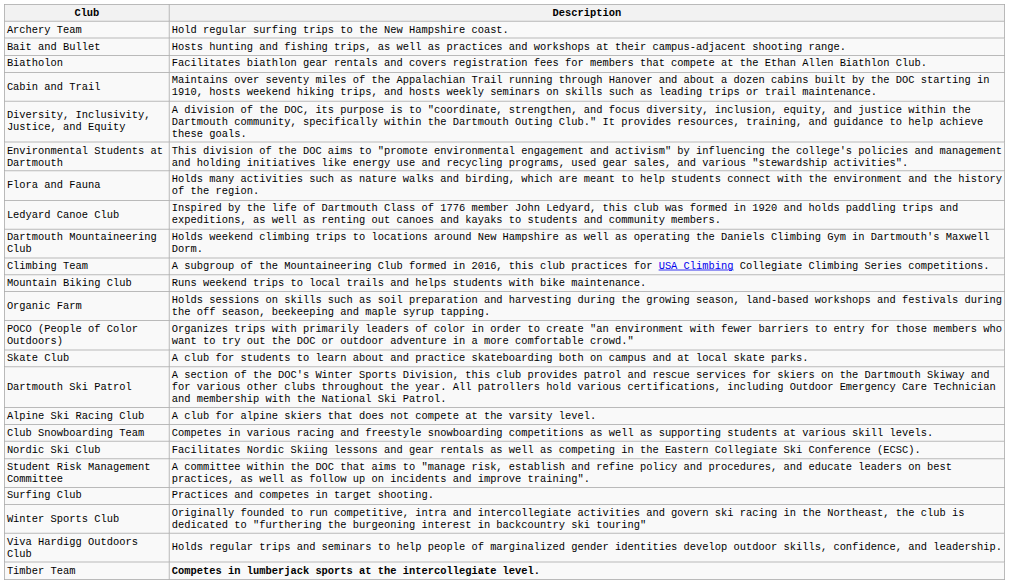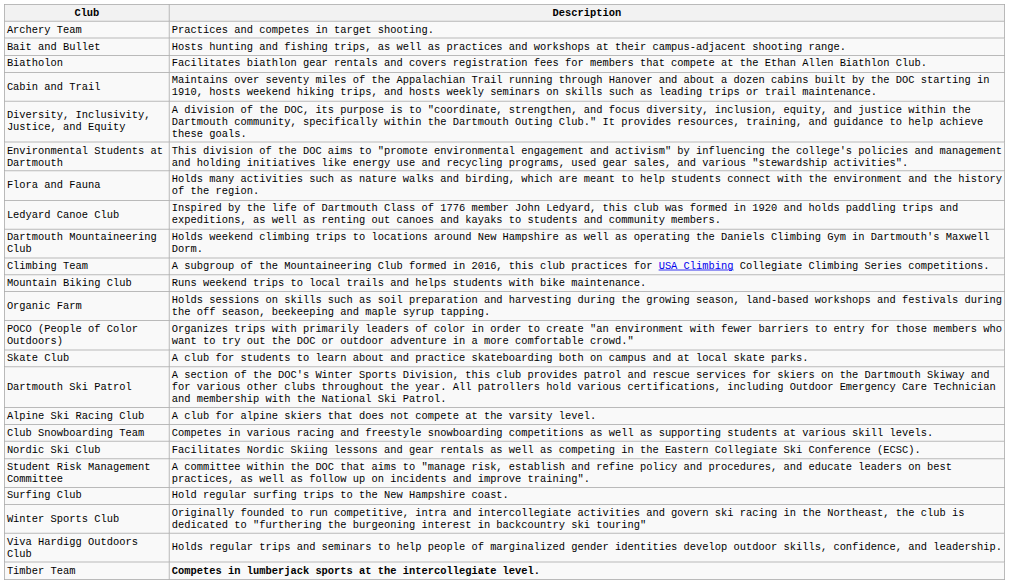(340, 30) Hold regular surfing trips to the New Hampshire coast. -> (303, 30) Practices and competes in target shooting.
(303, 496) Practices and competes in target shooting. -> (340, 496) Hold regular surfing trips to the New Hampshire coast.
